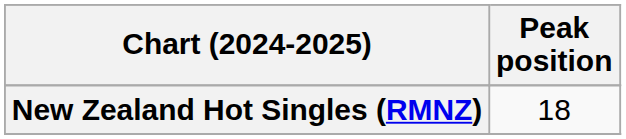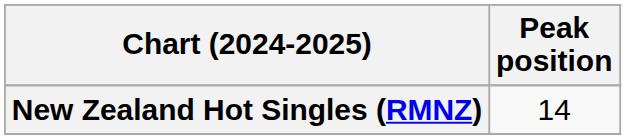(554, 109) 18 -> (554, 109) 14
